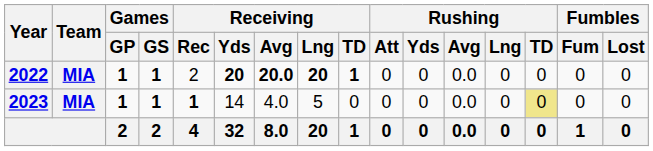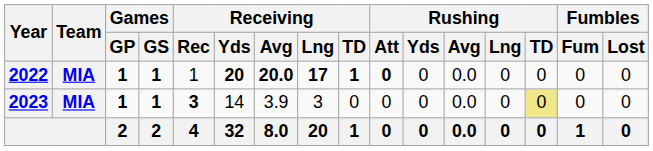(194, 74) 2 -> (194, 74) 1
(318, 74) 20 -> (318, 74) 17
(387, 74) normal -> (387, 74) bold
(194, 103) 1 -> (194, 103) 3
(276, 103) 4.0 -> (276, 103) 3.9
(318, 103) 5 -> (318, 103) 3
